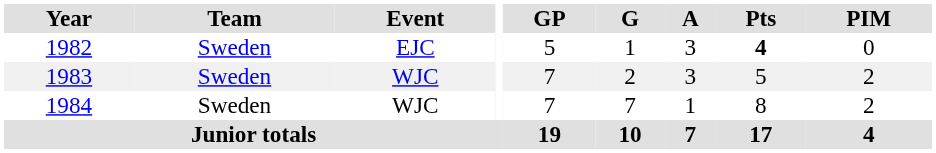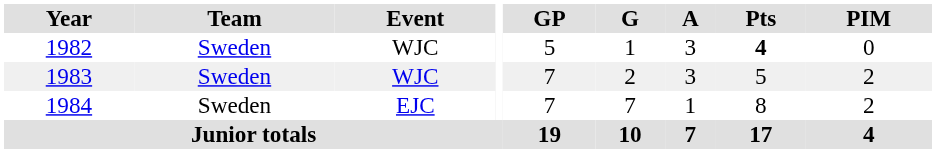(415, 47) EJC -> (415, 47) WJC
(415, 105) WJC -> (415, 105) EJC
